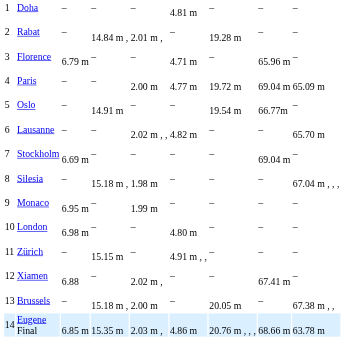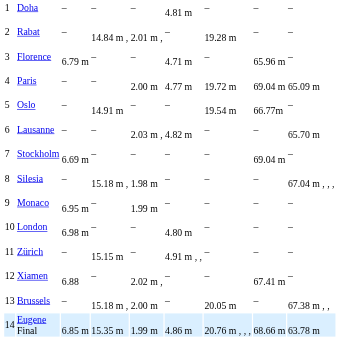(149, 135) 2.02 m , , -> (147, 135) 2.03 m ,
(147, 330) 2.03 m , -> (144, 330) 1.99 m
